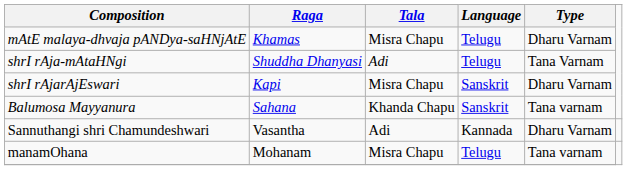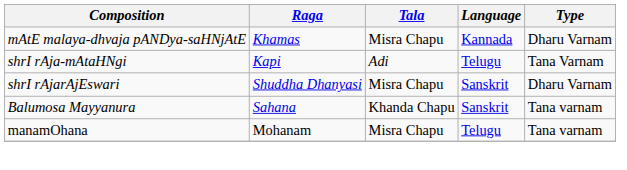(481, 38) Telugu -> (487, 38) Kannada
(307, 61) Shuddha Dhanyasi -> (267, 61) Kapi
(267, 84) Kapi -> (307, 84) Shuddha Dhanyasi
- row: (109, 130)
